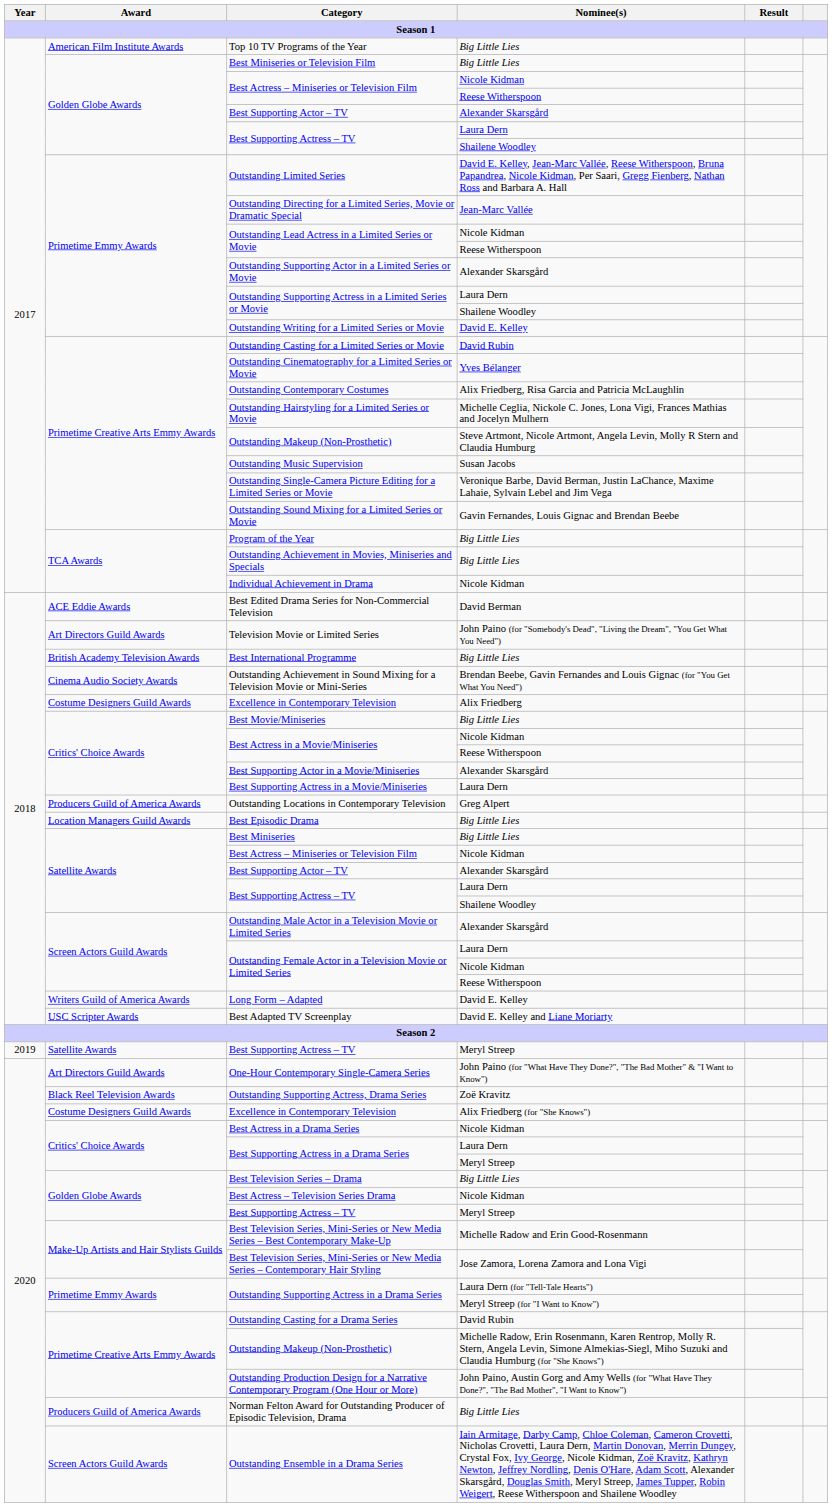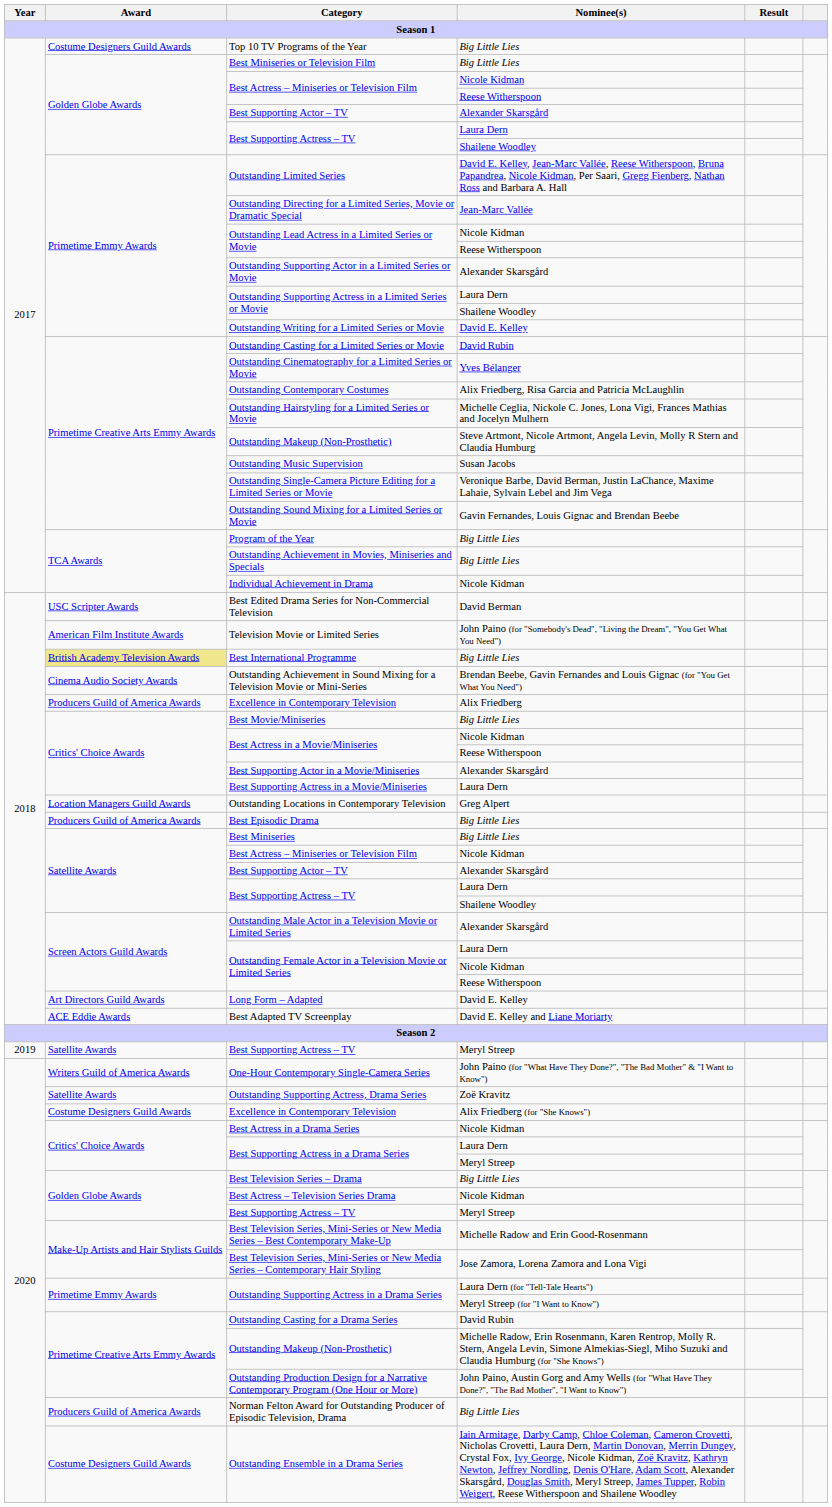(116, 46) American Film Institute Awards -> (119, 46) Costume Designers Guild Awards
(89, 606) ACE Eddie Awards -> (93, 606) USC Scripter Awards
(106, 635) Art Directors Guild Awards -> (116, 635) American Film Institute Awards
(124, 657) no background -> (124, 657) khaki background
(119, 703) Costume Designers Guild Awards -> (124, 703) Producers Guild of America Awards
(124, 803) Producers Guild of America Awards -> (119, 803) Location Managers Guild Awards
(119, 820) Location Managers Guild Awards -> (124, 820) Producers Guild of America Awards
(119, 999) Writers Guild of America Awards -> (106, 999) Art Directors Guild Awards
(93, 1016) USC Scripter Awards -> (89, 1016) ACE Eddie Awards
(106, 1072) Art Directors Guild Awards -> (119, 1072) Writers Guild of America Awards
(111, 1095) Black Reel Television Awards -> (82, 1095) Satellite Awards
(108, 1464) Screen Actors Guild Awards -> (119, 1464) Costume Designers Guild Awards
